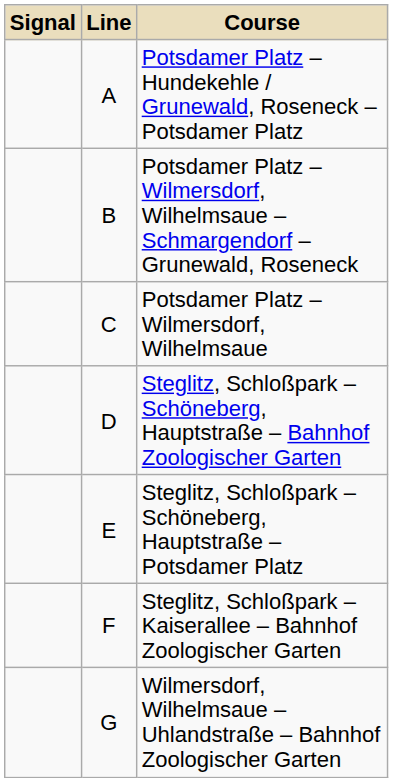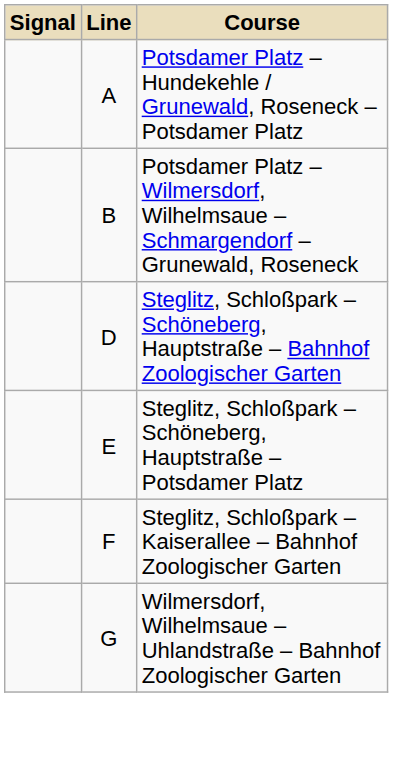- row: (232, 324)
